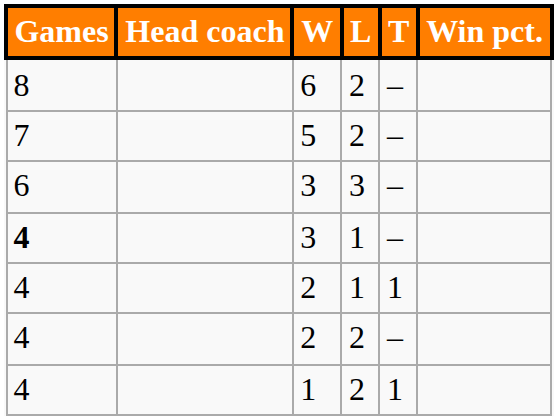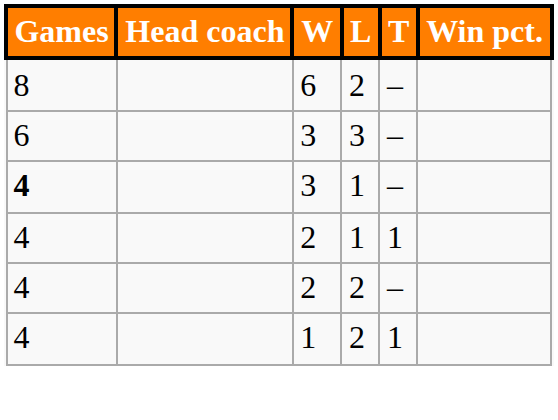- row: (308, 135)
